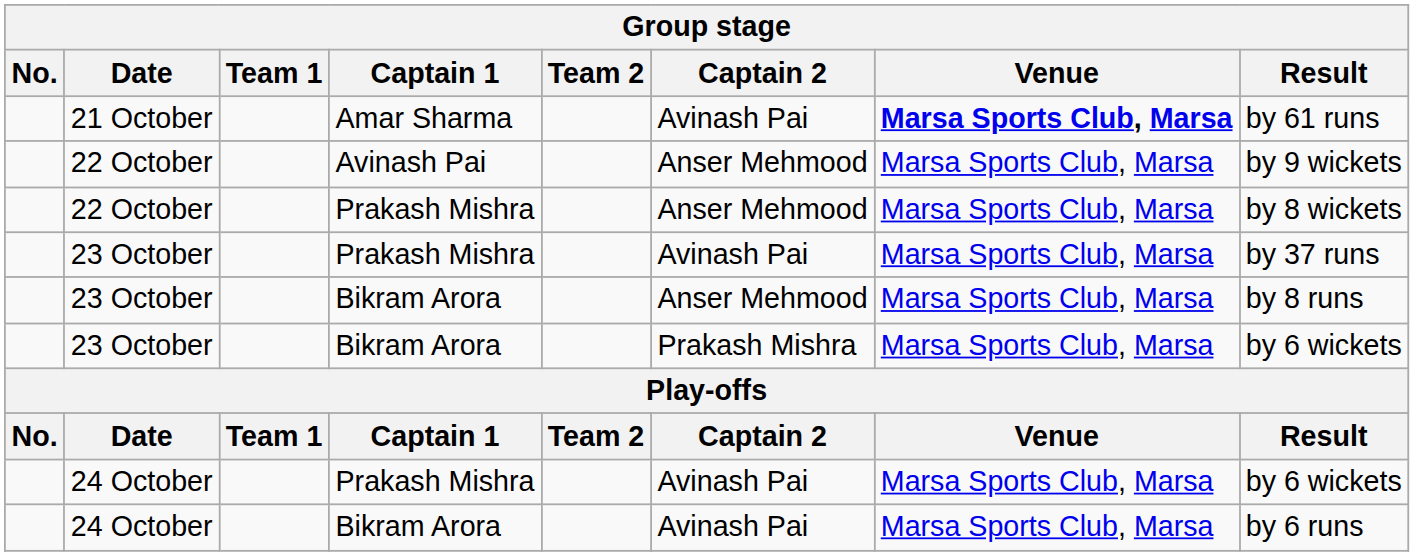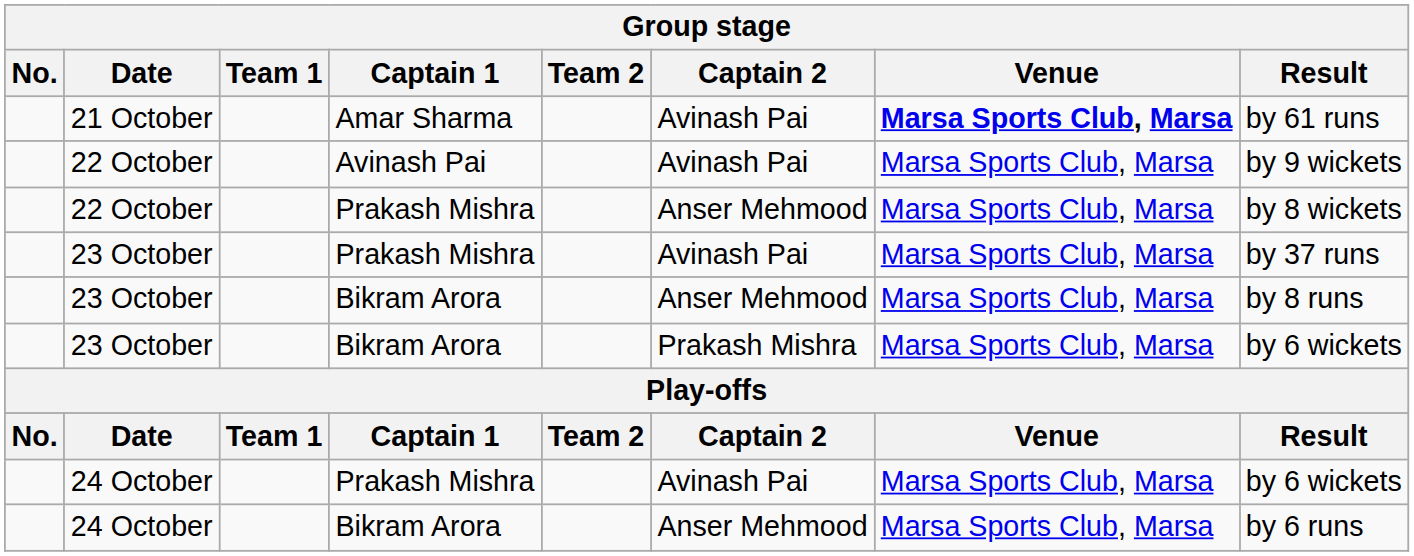(763, 163) Anser Mehmood -> (733, 163) Avinash Pai
(733, 526) Avinash Pai -> (763, 526) Anser Mehmood
